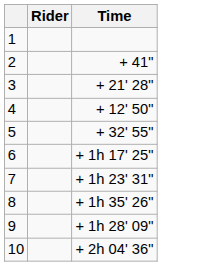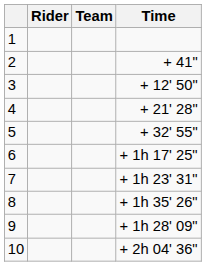+ column: (94, 16)
(125, 86) + 21' 28" -> (169, 86) + 12' 50"
(125, 109) + 12' 50" -> (169, 109) + 21' 28"
